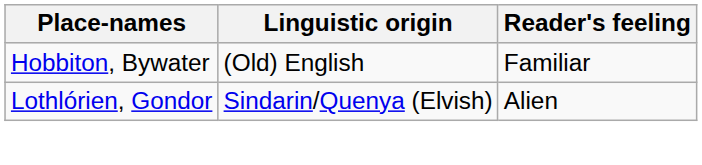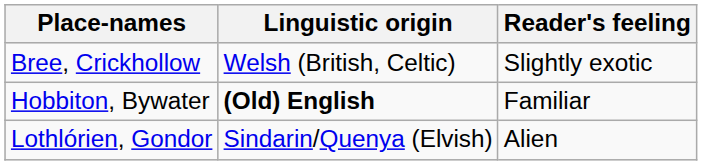+ row: (106, 62)
(294, 62) normal -> (299, 100) bold
